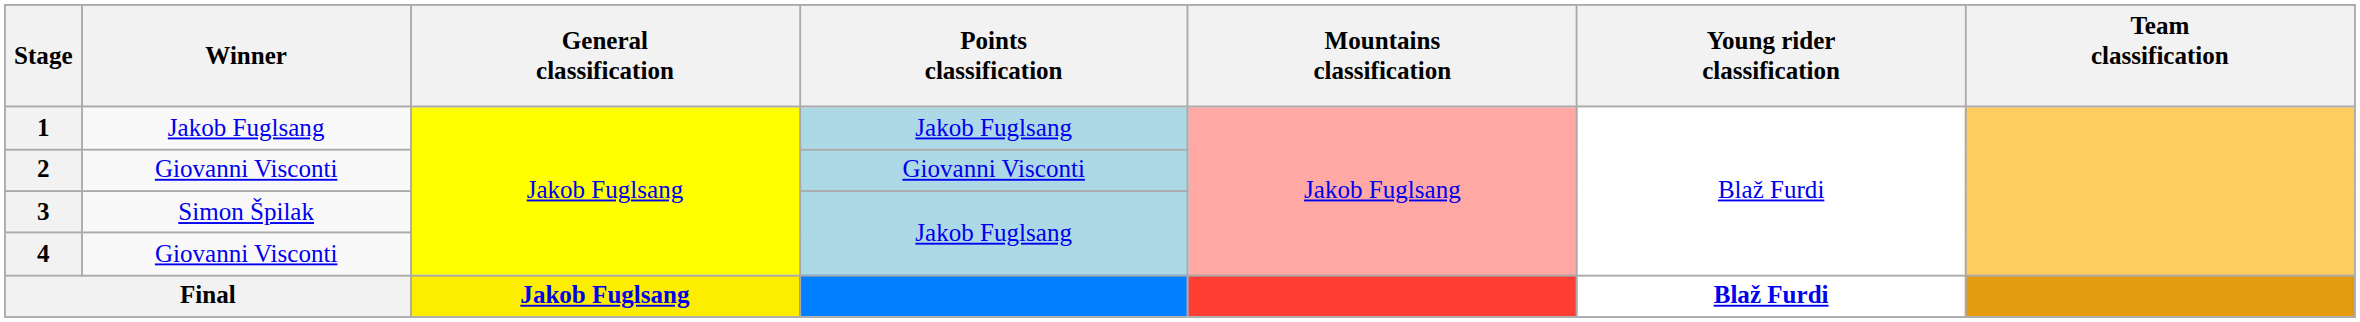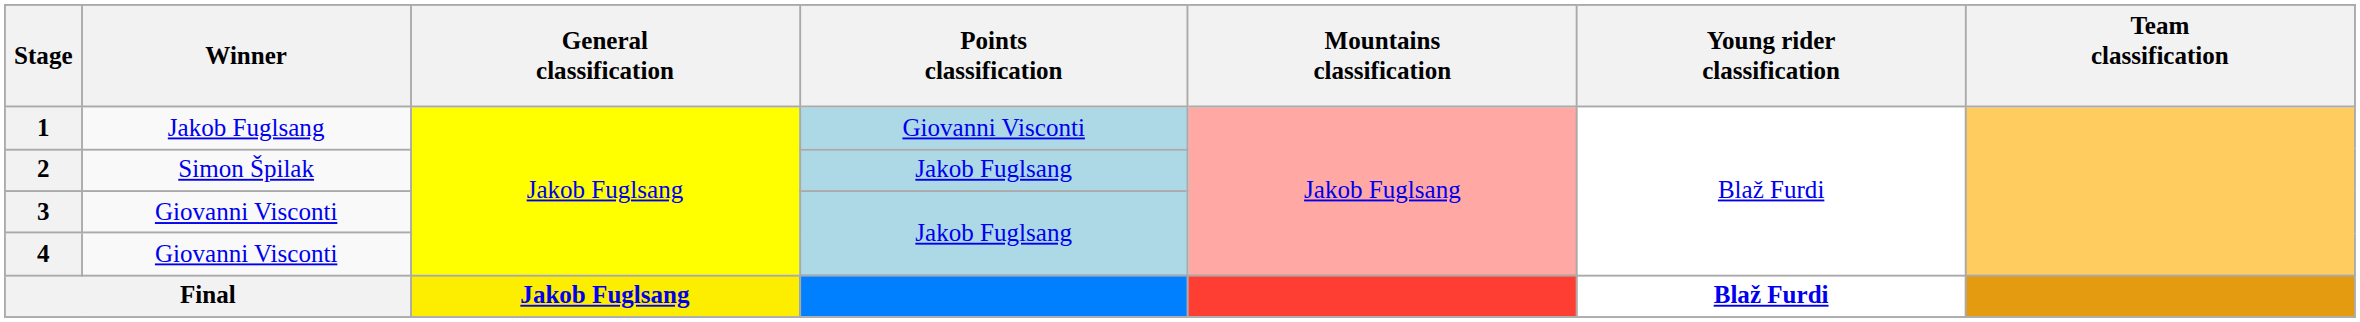(994, 127) Jakob Fuglsang -> (994, 127) Giovanni Visconti
(246, 169) Giovanni Visconti -> (246, 169) Simon Špilak
(994, 169) Giovanni Visconti -> (994, 169) Jakob Fuglsang
(246, 211) Simon Špilak -> (246, 211) Giovanni Visconti
